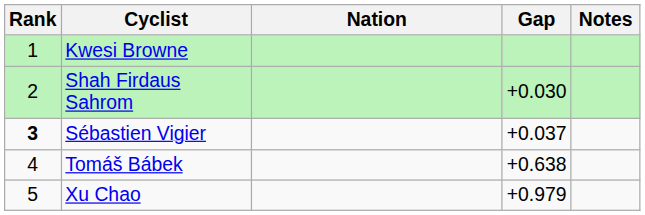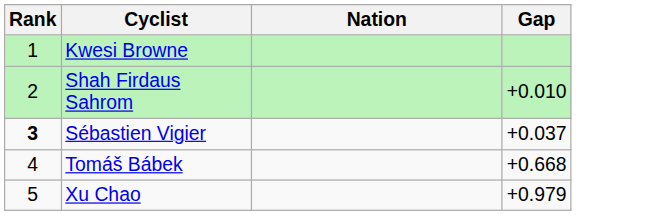- column: (606, 19)
(537, 92) +0.030 -> (537, 92) +0.010
(537, 164) +0.638 -> (537, 164) +0.668
